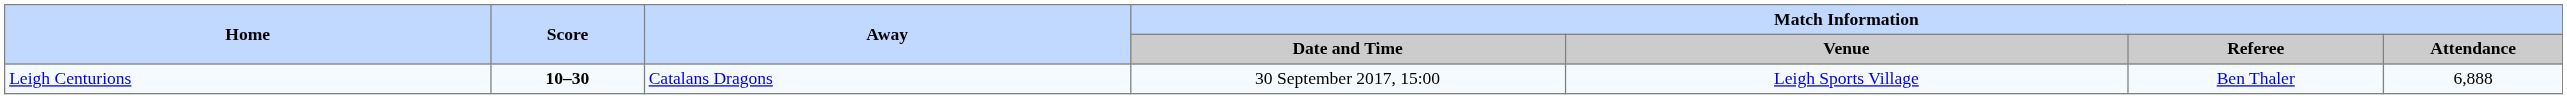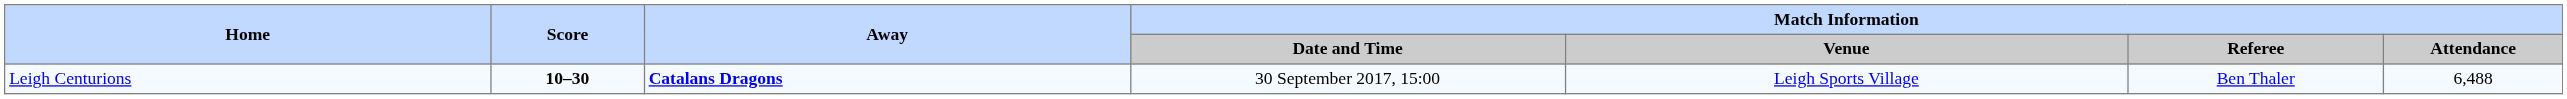(711, 78) normal -> (716, 78) bold
(2473, 78) 6,888 -> (2473, 78) 6,488
